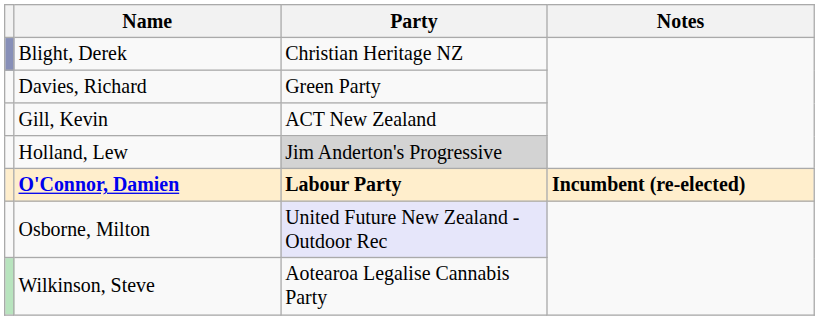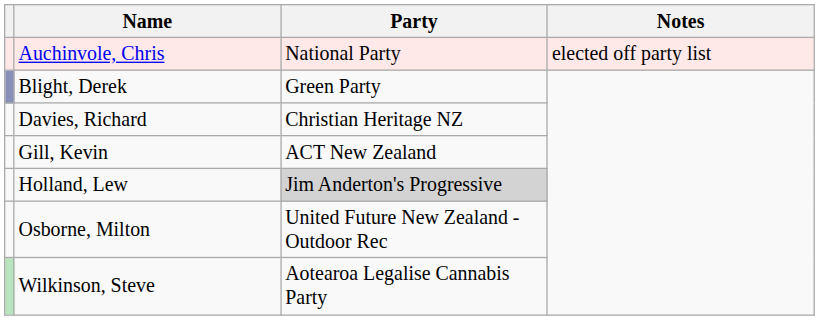+ row: (91, 53)
(374, 53) Christian Heritage NZ -> (333, 86) Green Party
(333, 86) Green Party -> (374, 119) Christian Heritage NZ
- row: (99, 185)
(402, 229) lavender background -> (402, 229) no background
